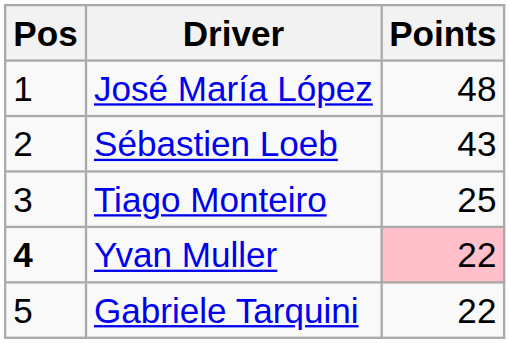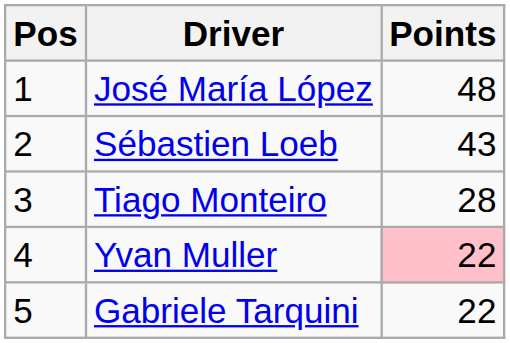(477, 200) 25 -> (477, 200) 28
(23, 255) bold -> (23, 255) normal
